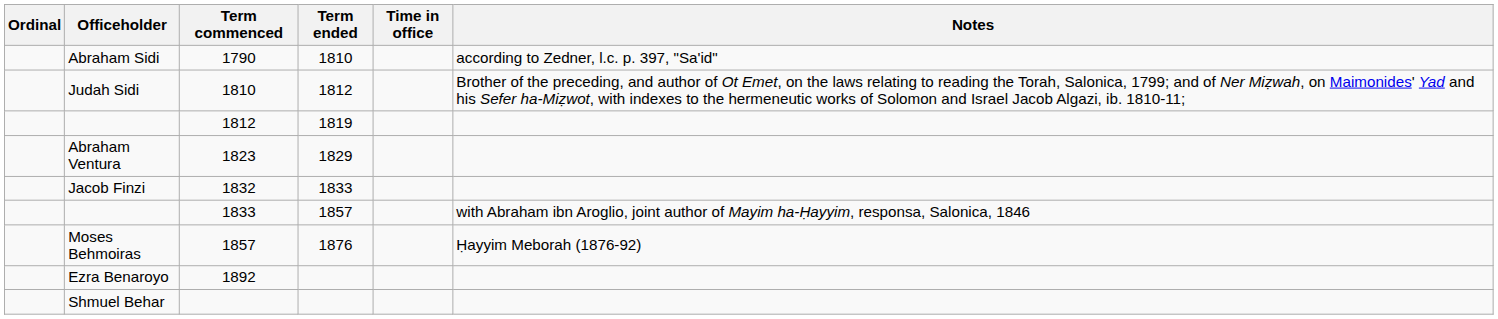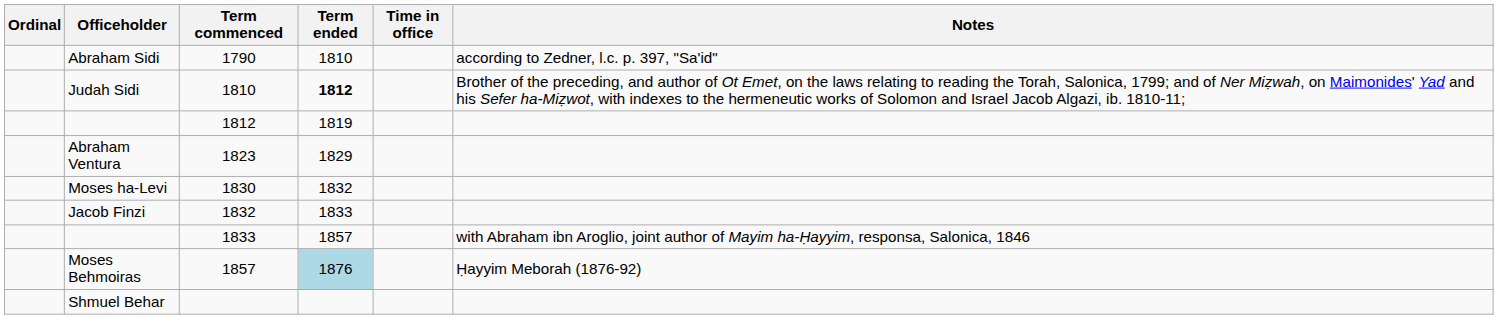(335, 90) normal -> (335, 90) bold
+ row: (118, 188)
(335, 245) no background -> (335, 269) lightblue background
- row: (118, 277)
